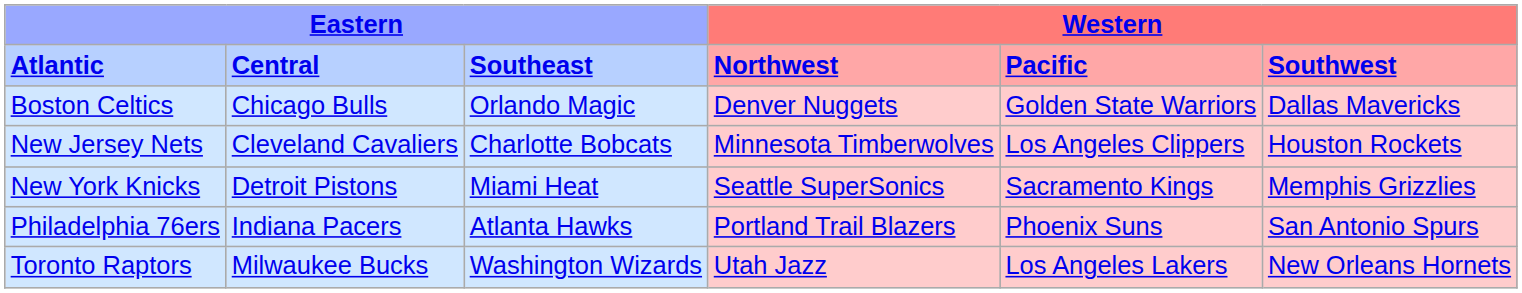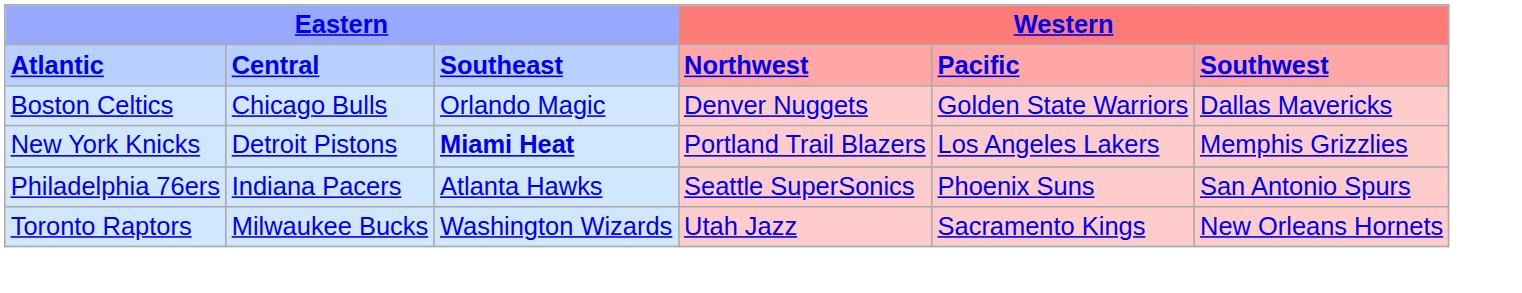- row: (107, 145)
(534, 186) normal -> (507, 145) bold
(829, 186) Seattle SuperSonics -> (805, 145) Portland Trail Blazers
(1109, 186) Sacramento Kings -> (1049, 145) Los Angeles Lakers
(835, 226) Portland Trail Blazers -> (799, 186) Seattle SuperSonics
(1116, 266) Los Angeles Lakers -> (1041, 226) Sacramento Kings
